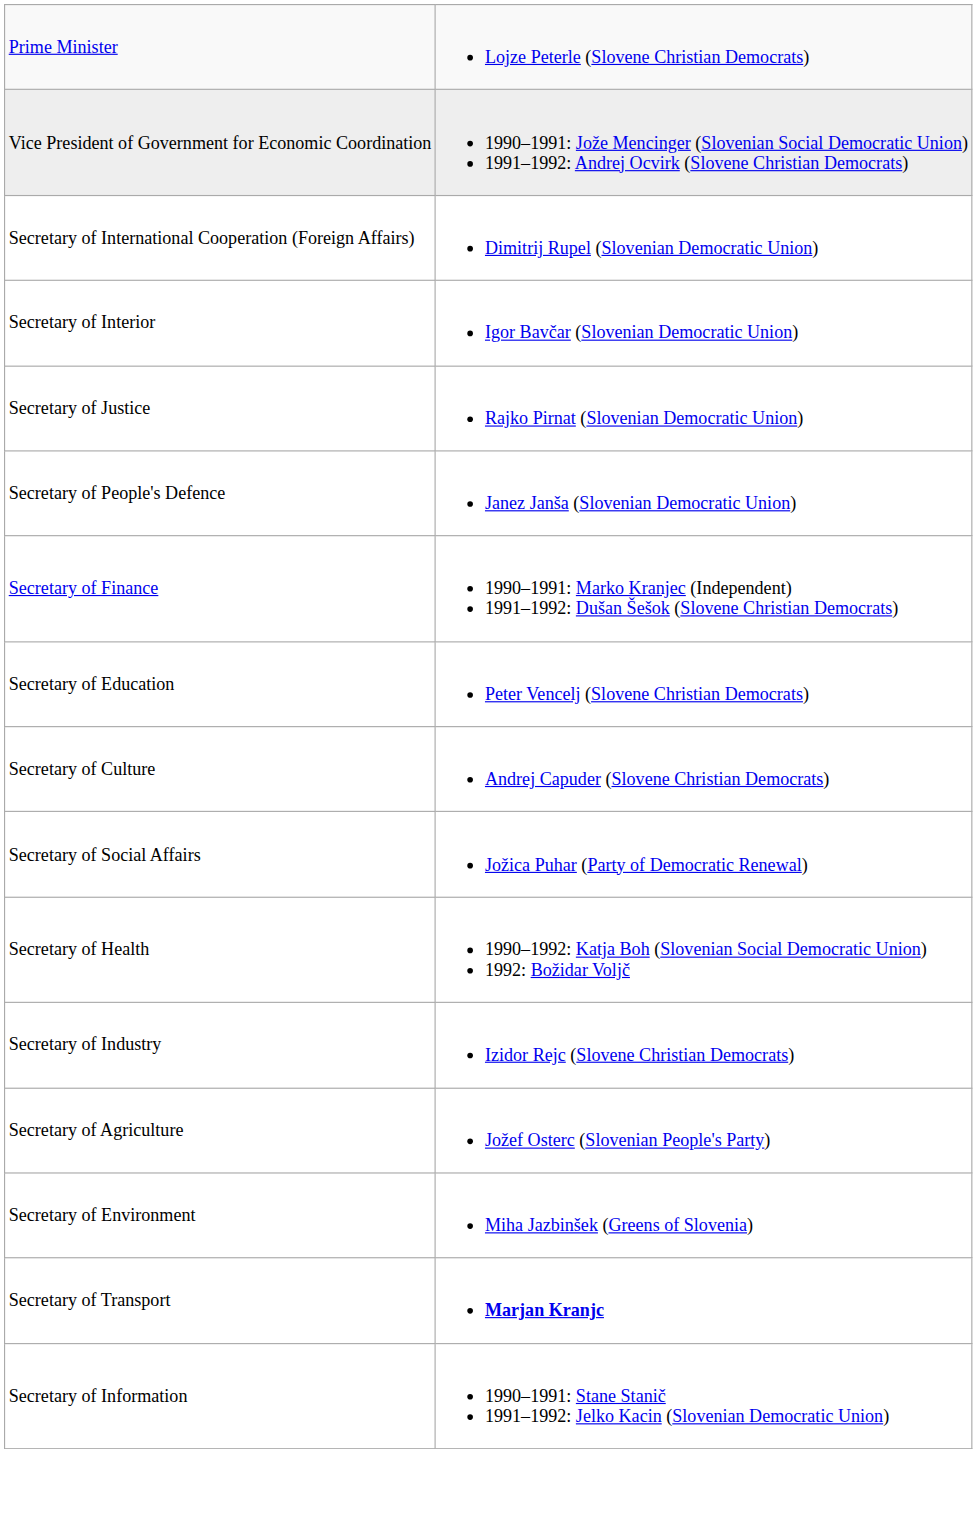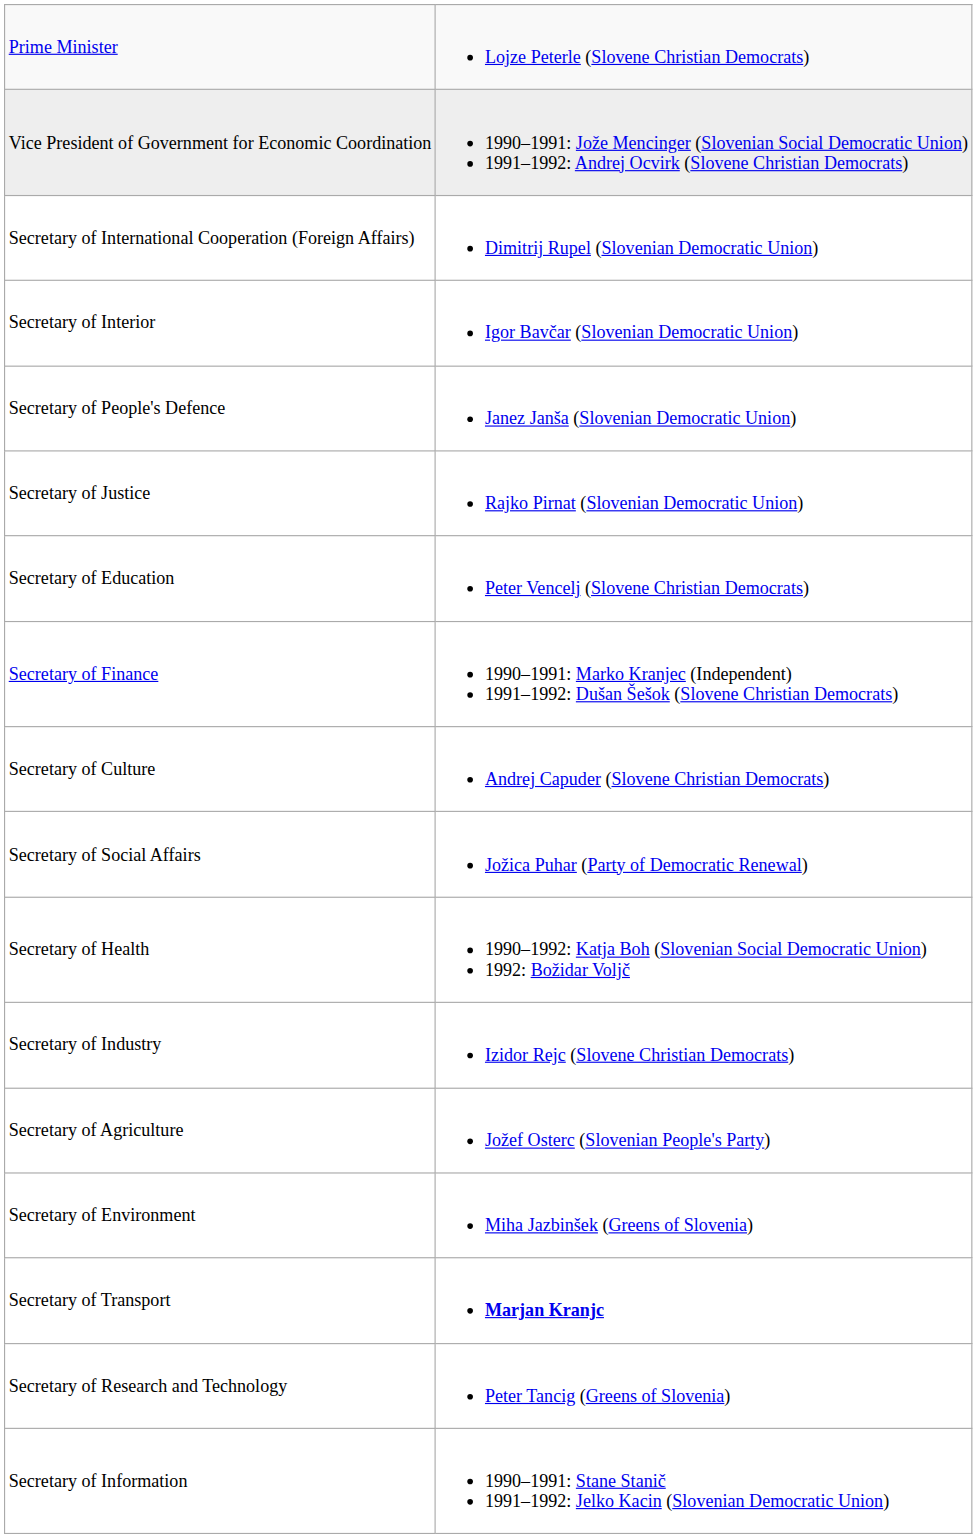rows swapped: (80, 408) <-> (117, 493)
rows swapped: (84, 588) <-> (92, 683)
+ row: (148, 1385)
